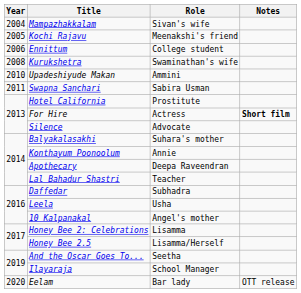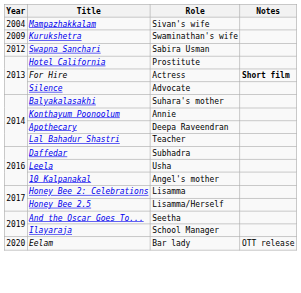- row: (58, 37)
- row: (48, 50)
(16, 62) 2008 -> (16, 37) 2009
- row: (72, 75)
(16, 88) 2011 -> (16, 50) 2012
